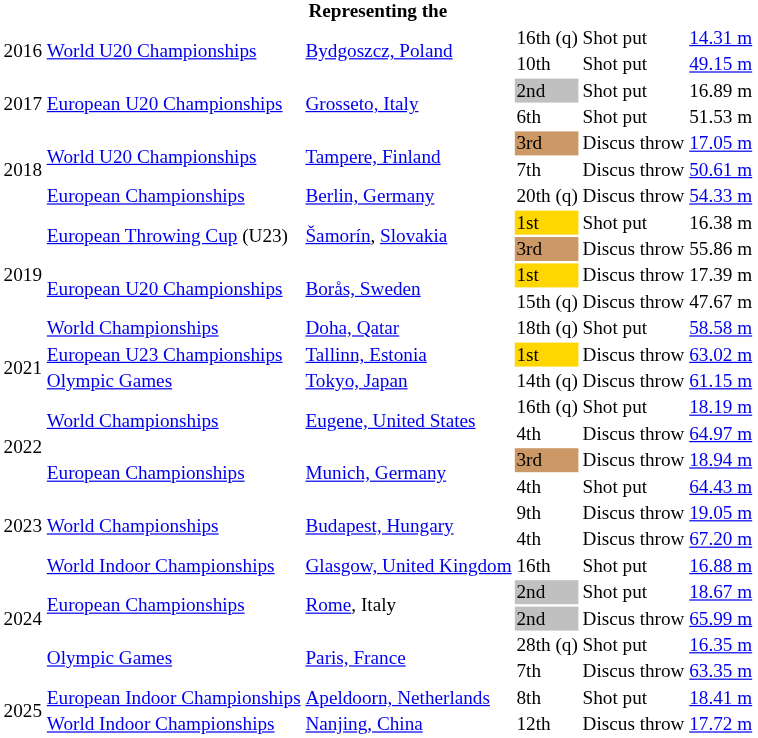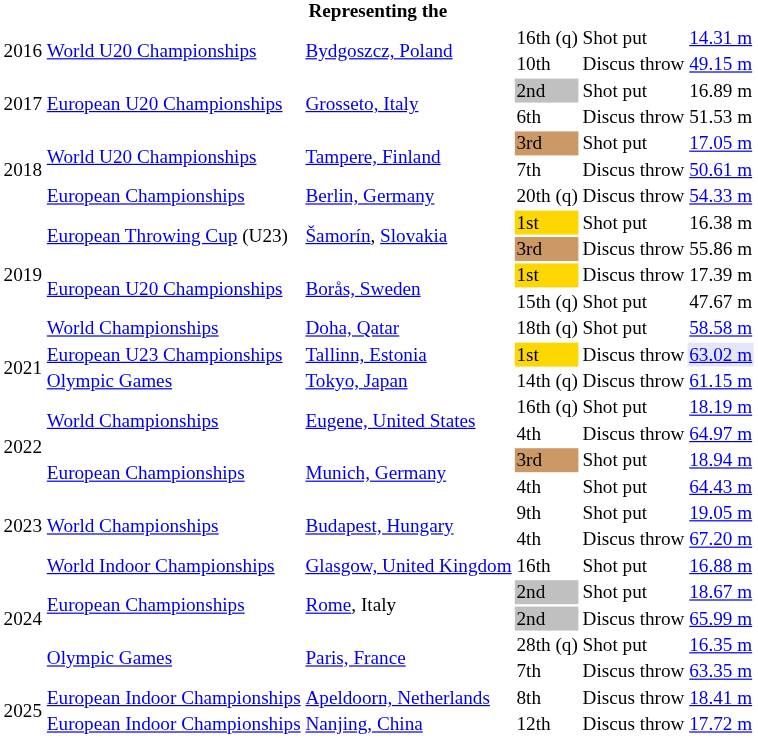(615, 64) Shot put -> (634, 64) Discus throw
(615, 116) Shot put -> (634, 116) Discus throw
(634, 143) Discus throw -> (615, 143) Shot put
(634, 301) Discus throw -> (615, 301) Shot put
(721, 354) no background -> (721, 354) lavender background
(634, 460) Discus throw -> (615, 460) Shot put
(634, 512) Discus throw -> (615, 512) Shot put
(615, 697) Shot put -> (634, 697) Discus throw
(161, 724) World Indoor Championships -> (174, 724) European Indoor Championships
